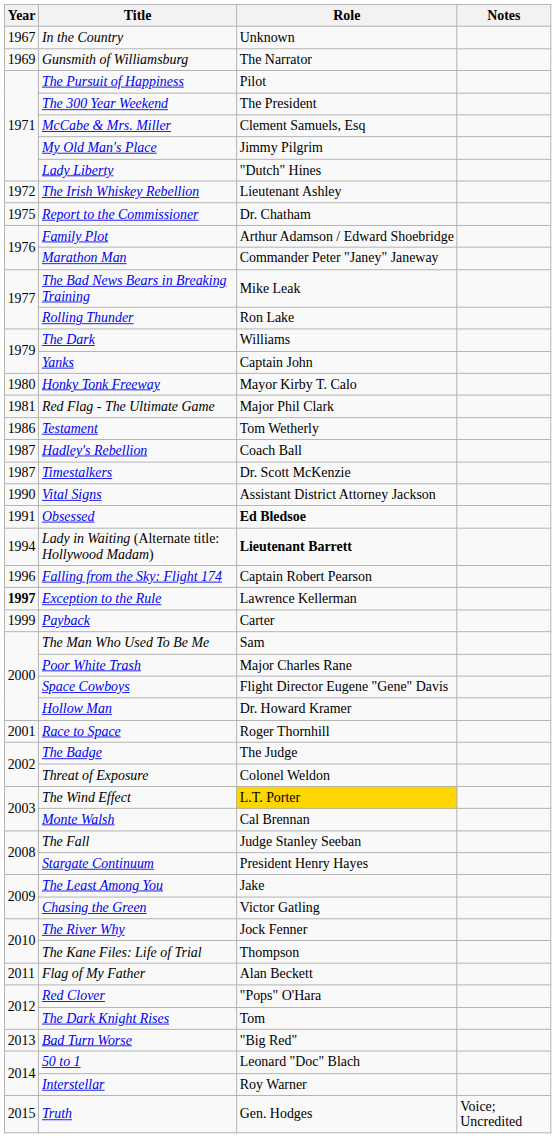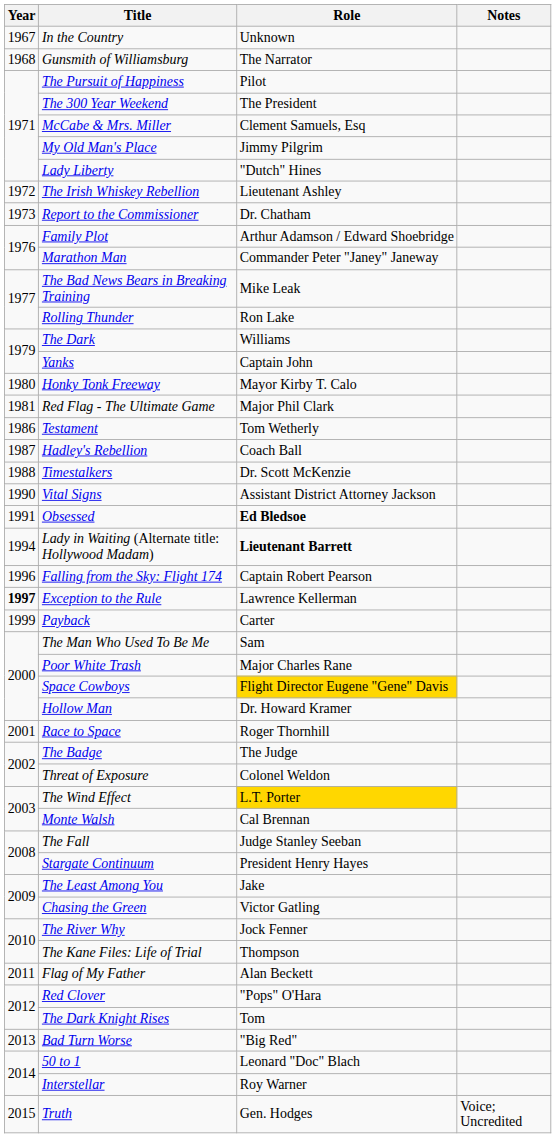(22, 59) 1969 -> (22, 59) 1968
(22, 214) 1975 -> (22, 214) 1973
(22, 472) 1987 -> (22, 472) 1988
(344, 687) no background -> (344, 687) gold background
